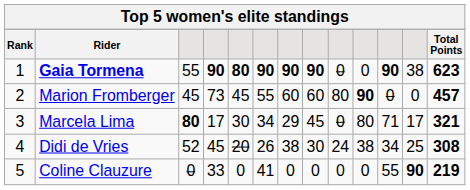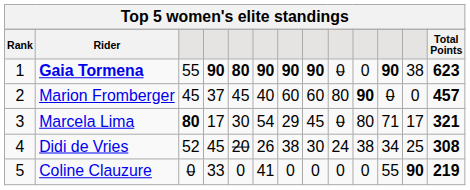(216, 96) 73 -> (216, 96) 37
(266, 96) 55 -> (266, 96) 40
(266, 121) 34 -> (266, 121) 54
